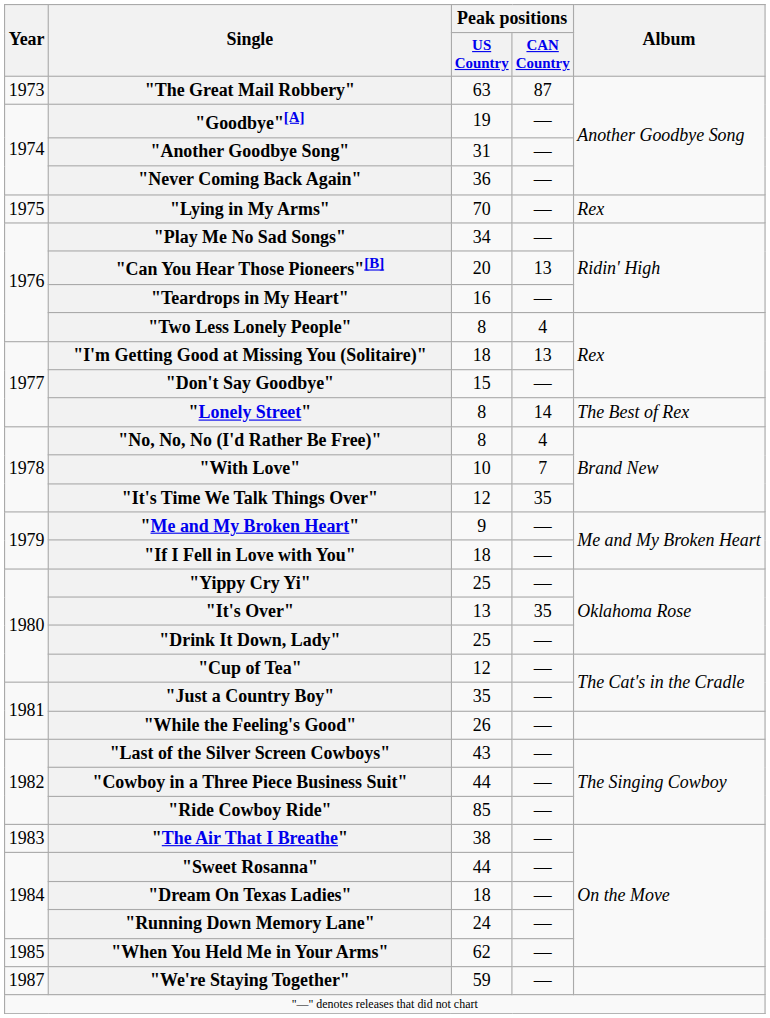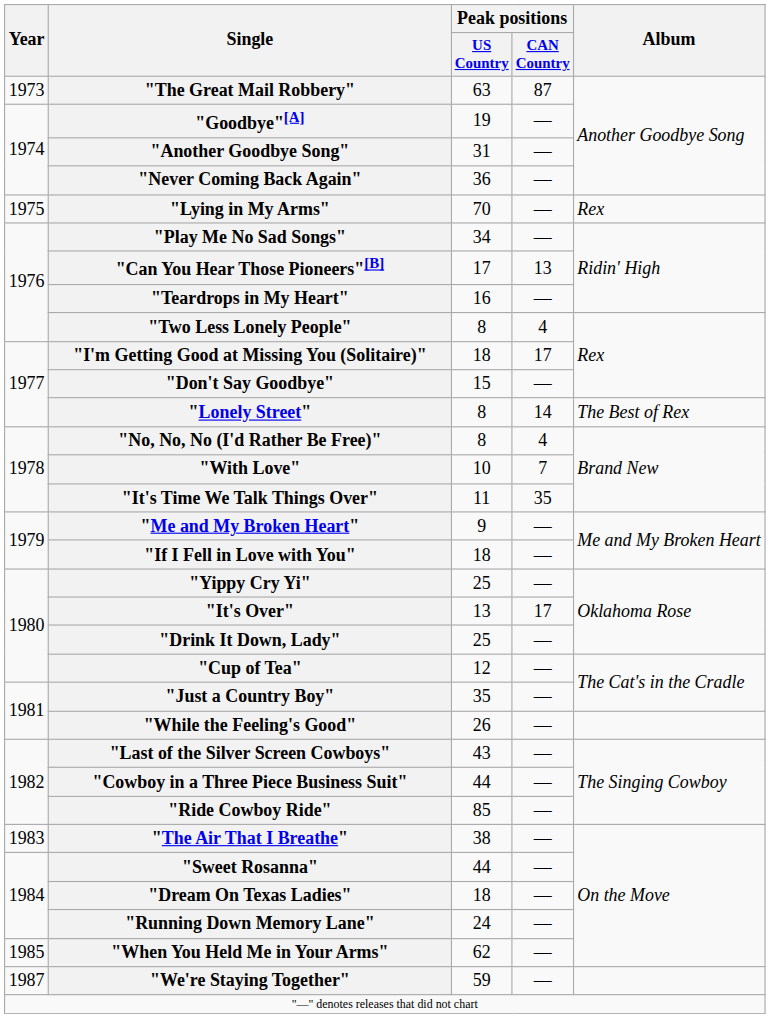(482, 267) 20 -> (482, 267) 17
(543, 355) 13 -> (543, 355) 17
(482, 497) 12 -> (482, 497) 11
(543, 611) 35 -> (543, 611) 17
